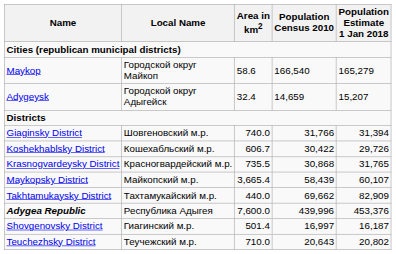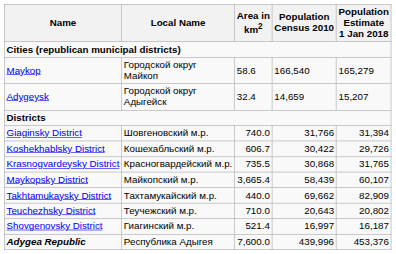rows swapped: (51, 241) <-> (46, 210)
(258, 226) 501.4 -> (258, 226) 521.4
